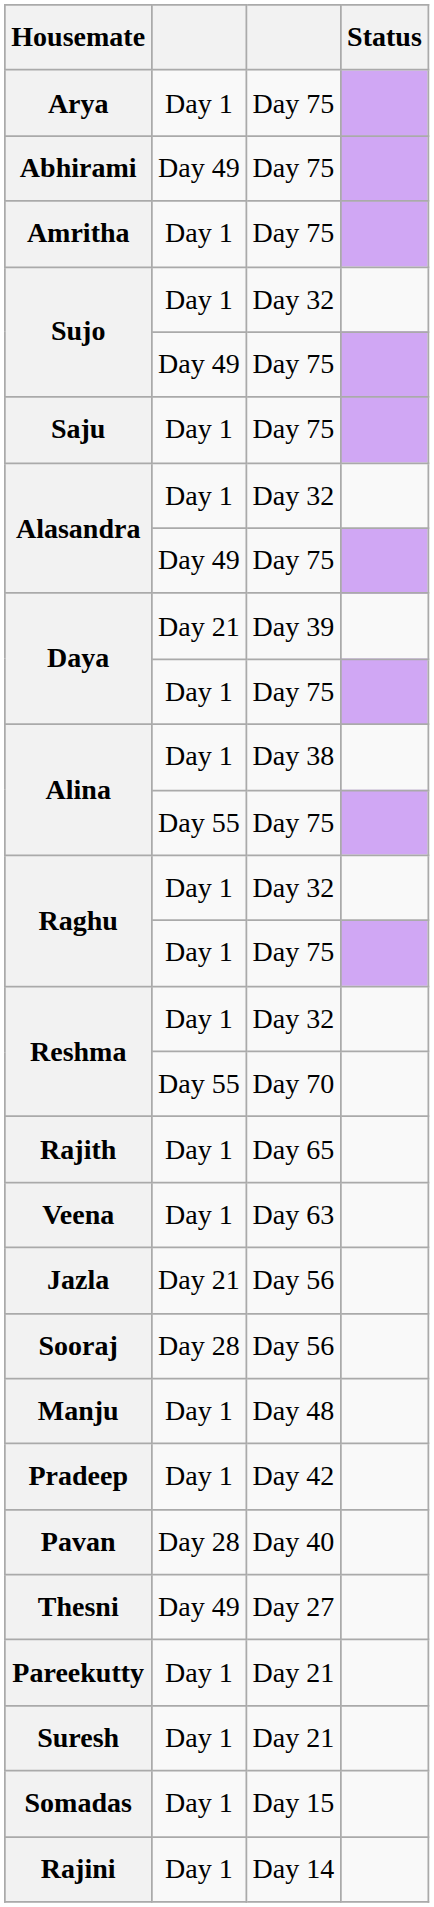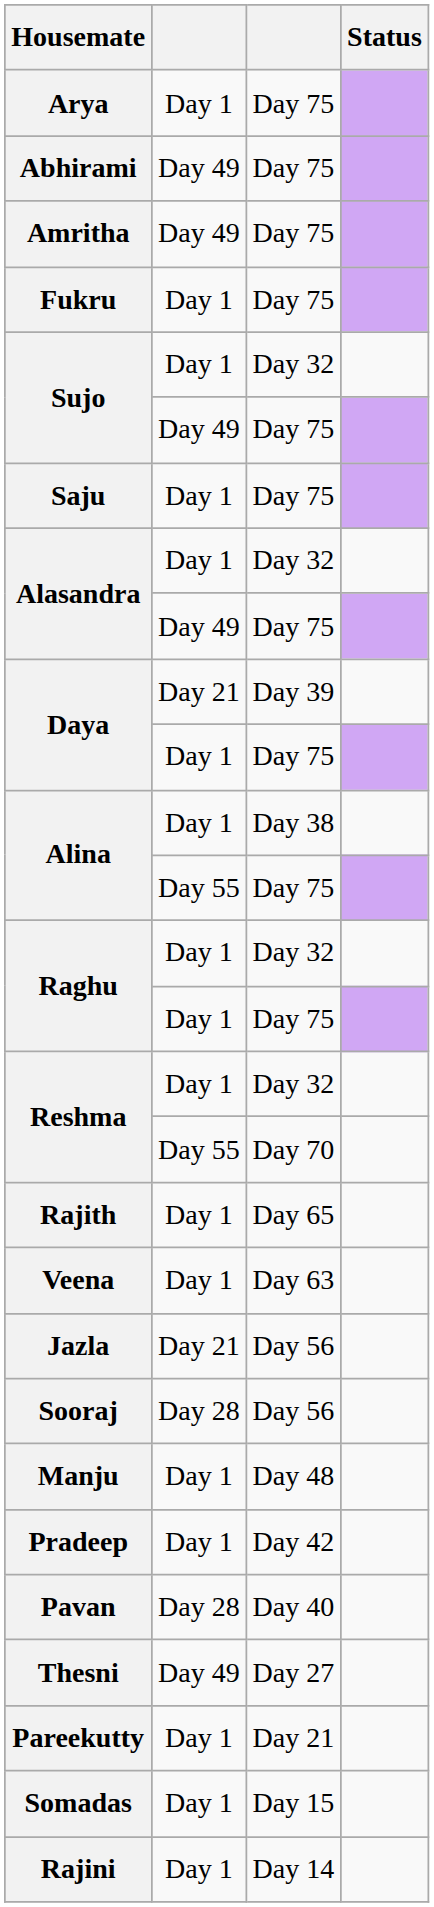(199, 233) Day 1 -> (199, 233) Day 49
+ row: (78, 298)
- row: (78, 1737)
